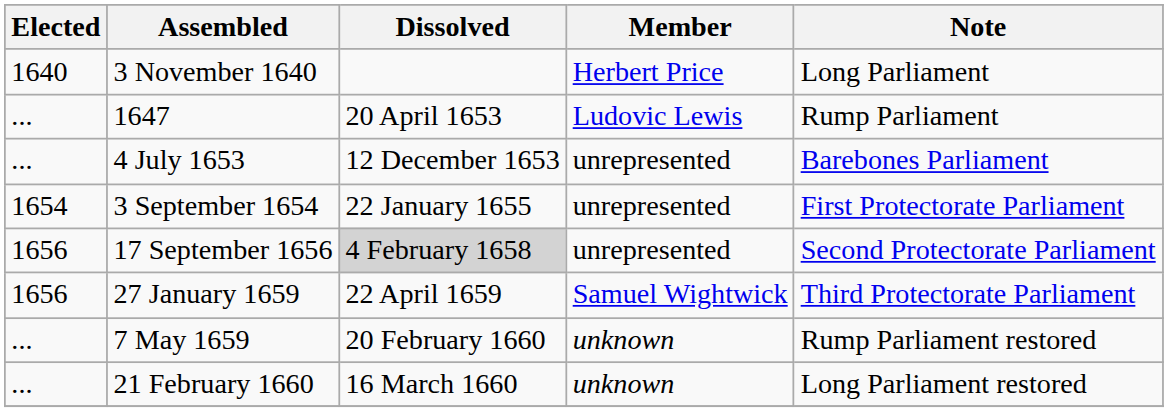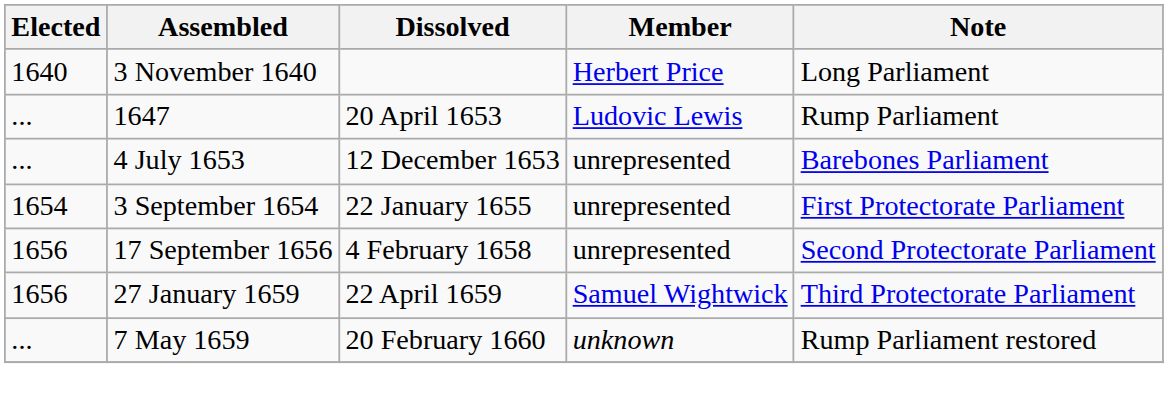(439, 250) lightgrey background -> (439, 250) no background
- row: (214, 384)
